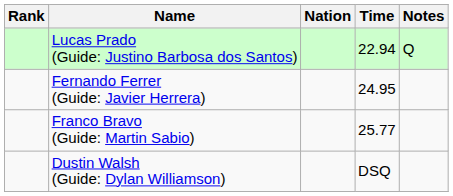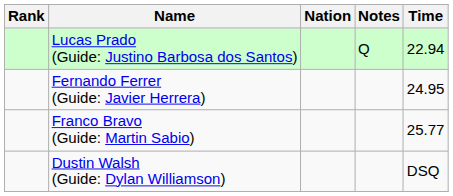columns swapped: (377, 16) <-> (424, 16)
